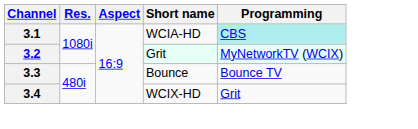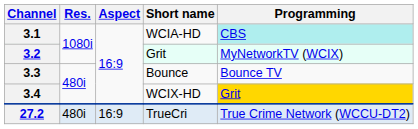(230, 93) no background -> (230, 93) gold background
+ row: (32, 114)
